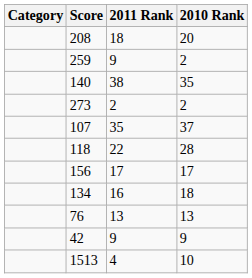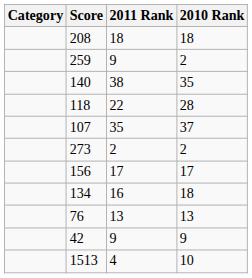(187, 37) 20 -> (187, 37) 18
rows swapped: (80, 104) <-> (80, 149)
